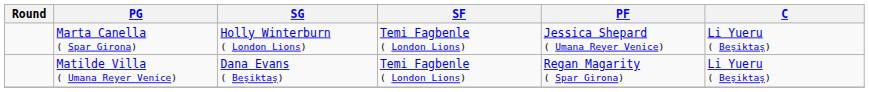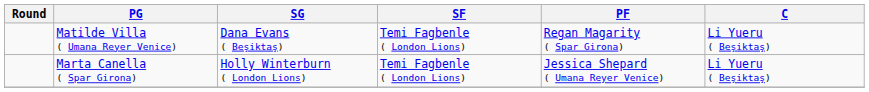rows swapped: (117, 71) <-> (101, 39)
